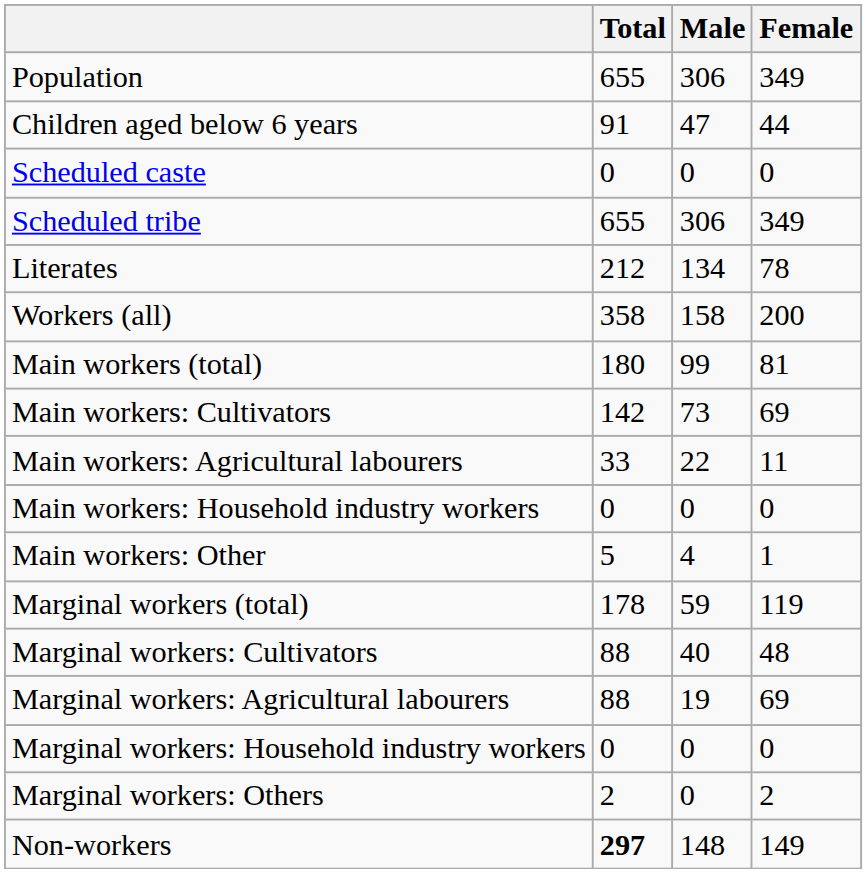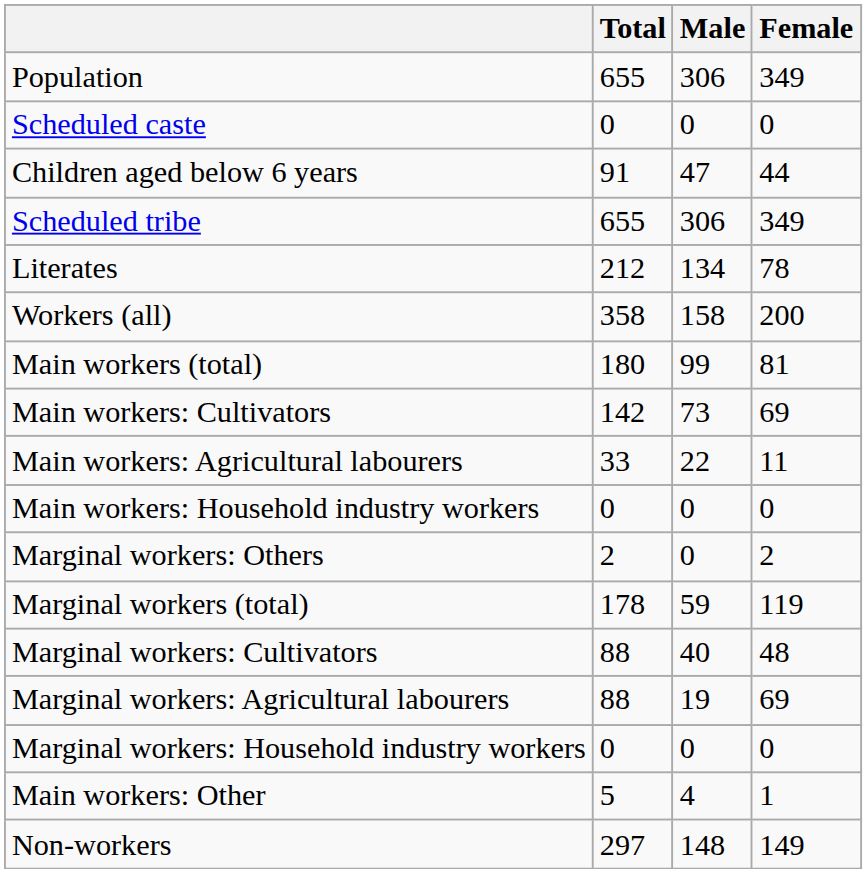rows swapped: (185, 124) <-> (109, 172)
rows swapped: (139, 556) <-> (168, 795)
(622, 843) bold -> (622, 843) normal
